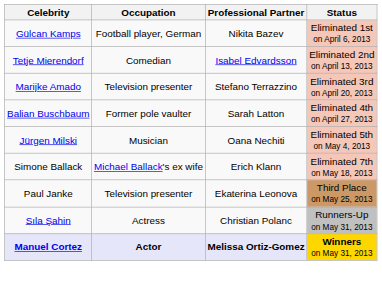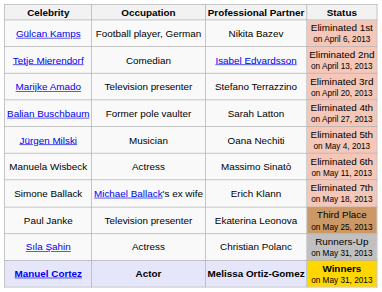+ row: (48, 167)
